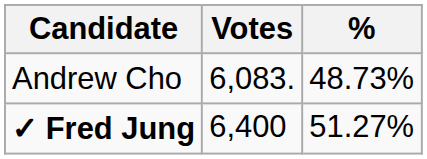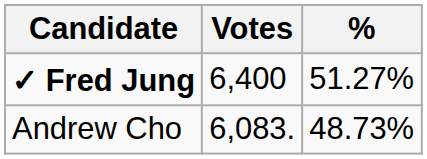rows swapped: (104, 128) <-> (97, 77)
